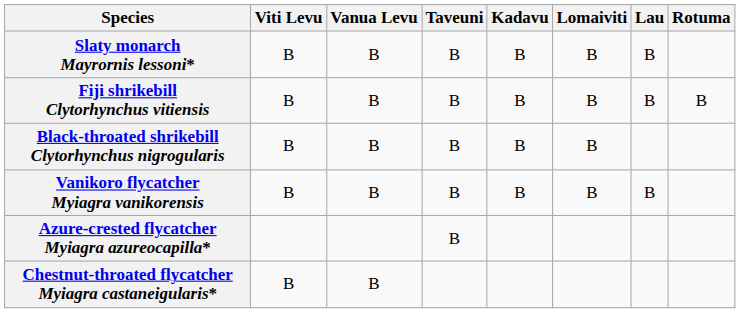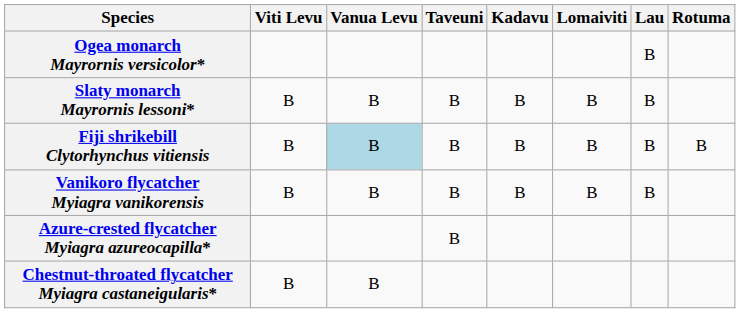+ row: (128, 54)
(374, 100) no background -> (374, 146) lightblue background
- row: (128, 146)
